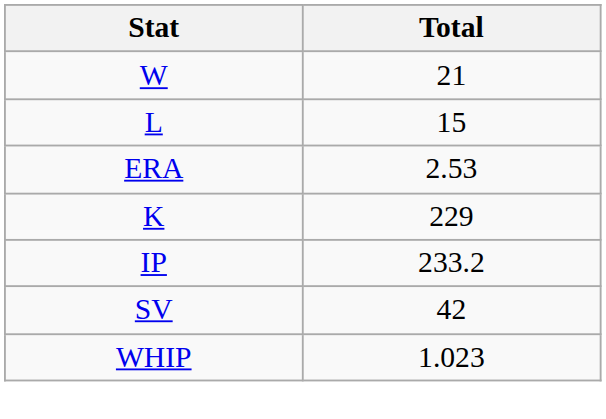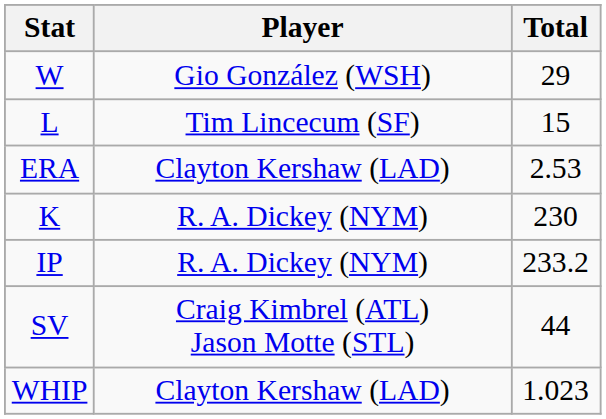+ column: (303, 27)
(451, 74) 21 -> (556, 74) 29
(451, 215) 229 -> (556, 215) 230
(451, 309) 42 -> (556, 326) 44
